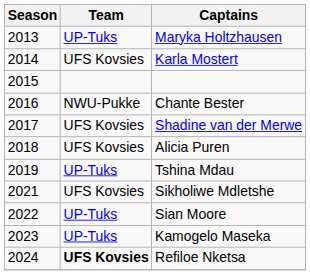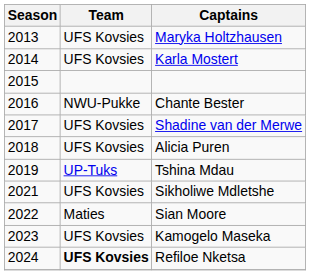(90, 37) UP-Tuks -> (104, 37) UFS Kovsies
(90, 214) UP-Tuks -> (84, 214) Maties
(90, 236) UP-Tuks -> (104, 236) UFS Kovsies
